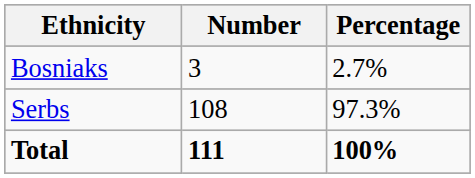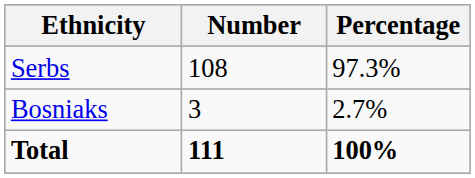rows swapped: (40, 109) <-> (59, 67)
